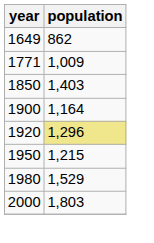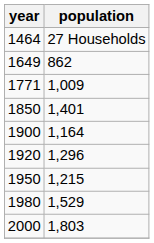+ row: (24, 39)
(66, 86) 1,403 -> (66, 109) 1,401
(66, 132) khaki background -> (66, 156) no background
